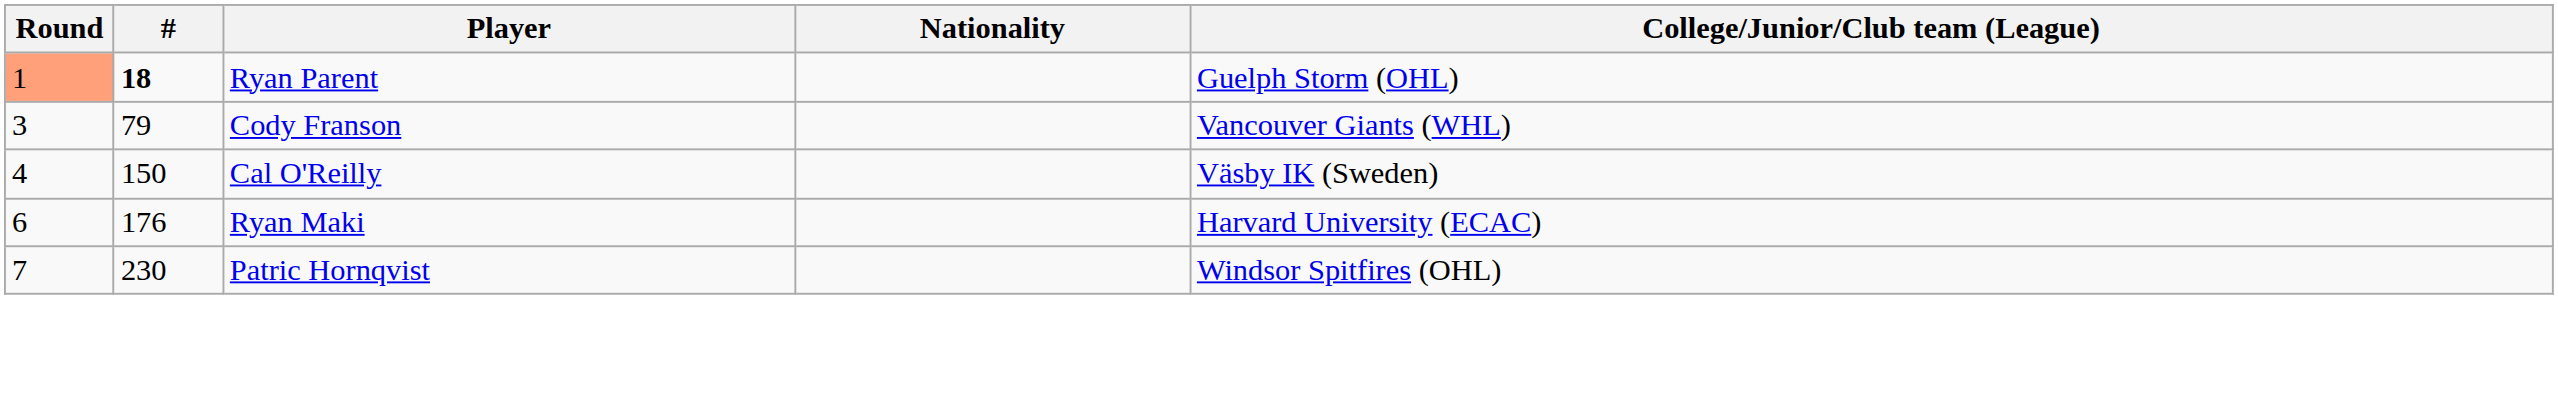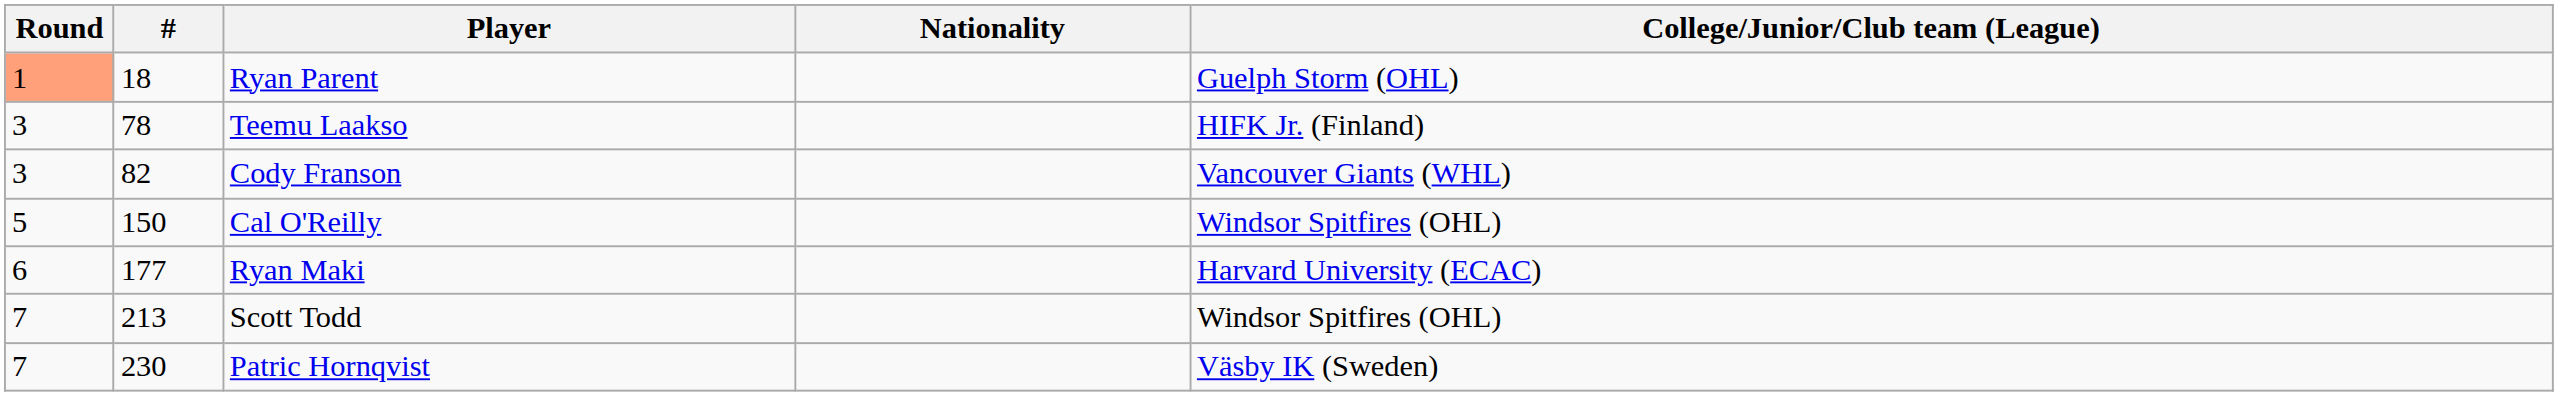(136, 76) bold -> (136, 76) normal
+ row: (319, 125)
(136, 125) 79 -> (136, 173) 82
(20, 173) 4 -> (20, 221) 5
(1318, 173) Väsby IK (Sweden) -> (1349, 221) Windsor Spitfires (OHL)
(144, 221) 176 -> (144, 269) 177
+ row: (296, 317)
(1349, 269) Windsor Spitfires (OHL) -> (1318, 366) Väsby IK (Sweden)
